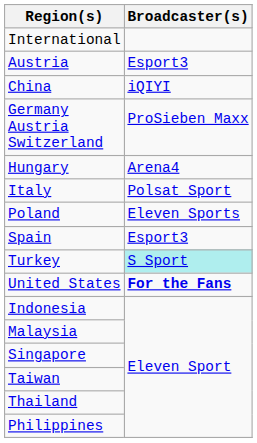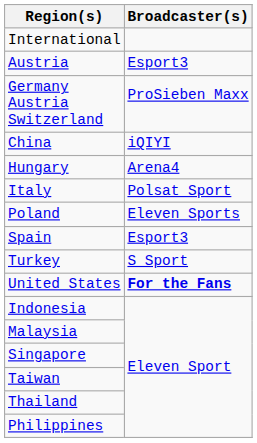rows swapped: (56, 127) <-> (30, 87)
(158, 261) paleturquoise background -> (158, 261) no background
